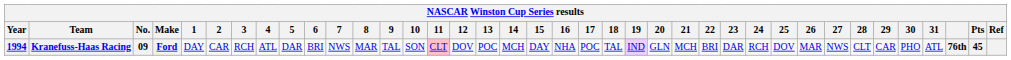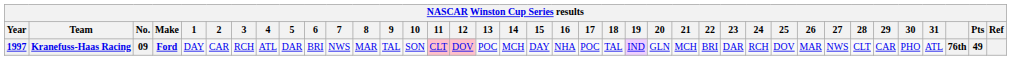(17, 47) 1994 -> (17, 47) 1997
(463, 47) no background -> (463, 47) pink background
(978, 47) 45 -> (978, 47) 49
